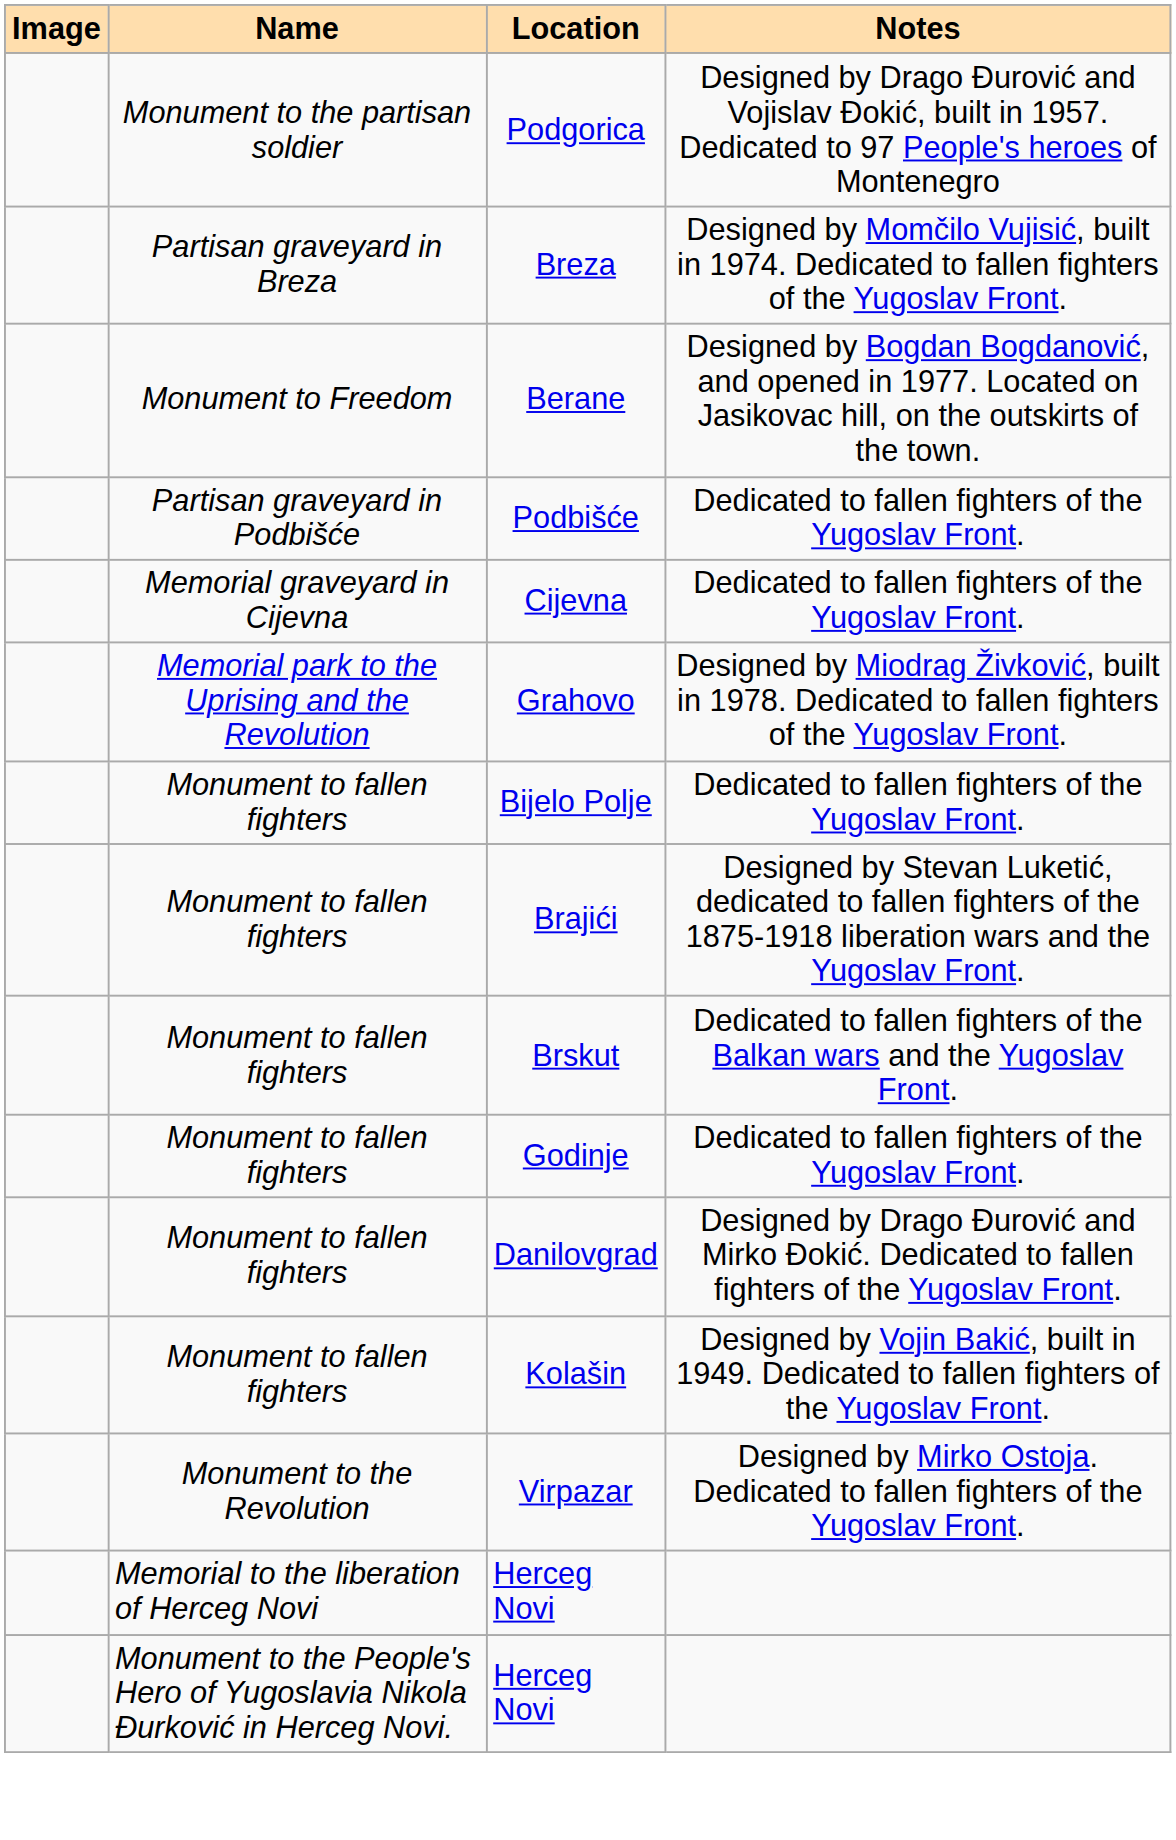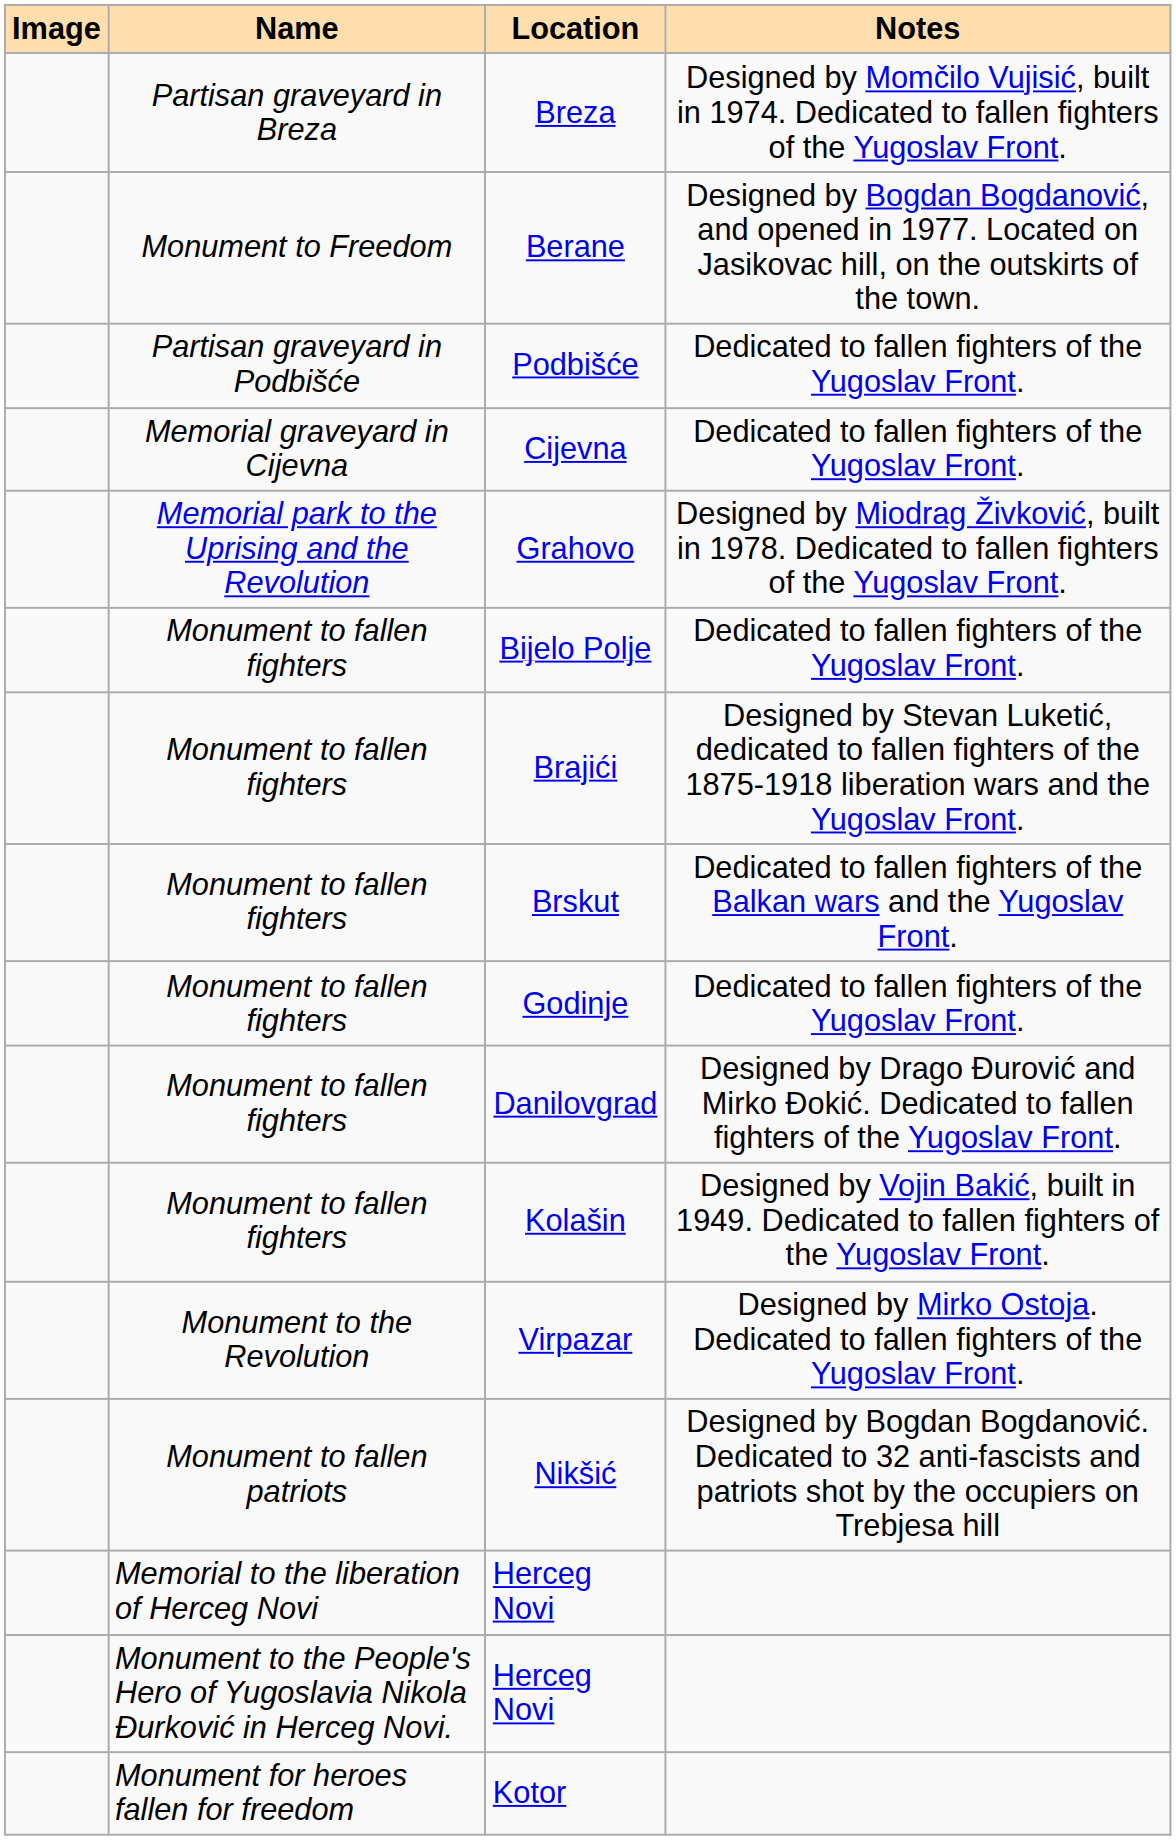- row: (297, 129)
+ row: (297, 1474)
+ row: (261, 1793)
